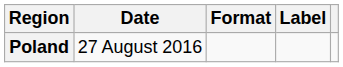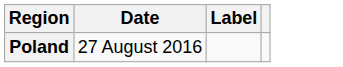- column: (241, 18)
